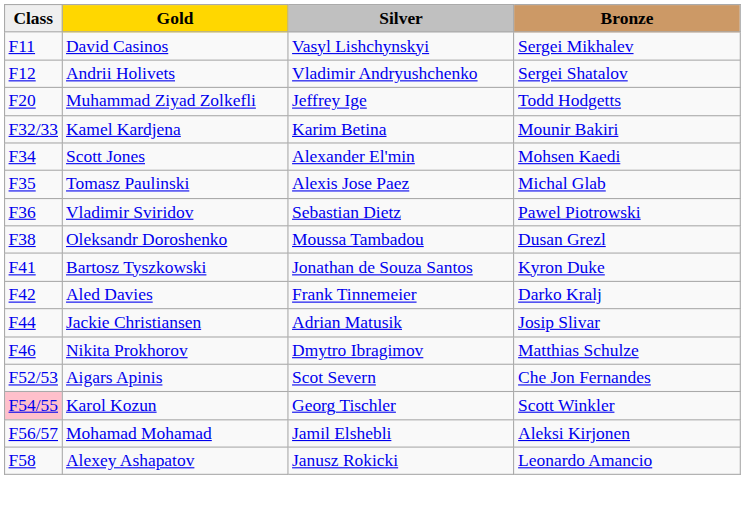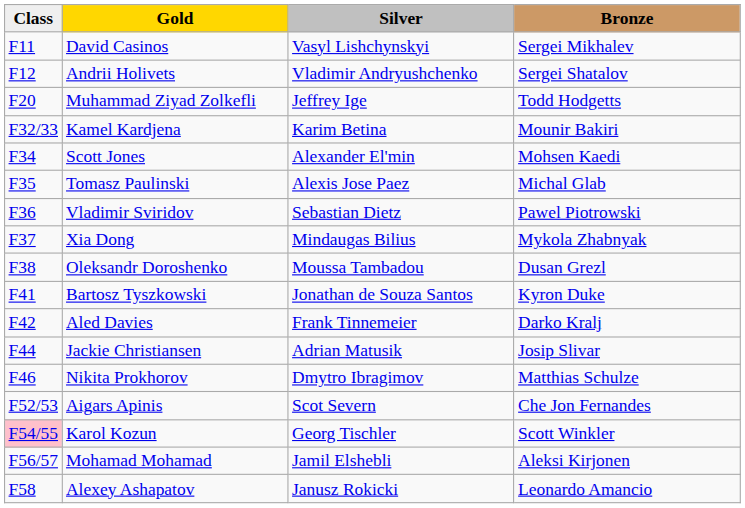+ row: (100, 239)
